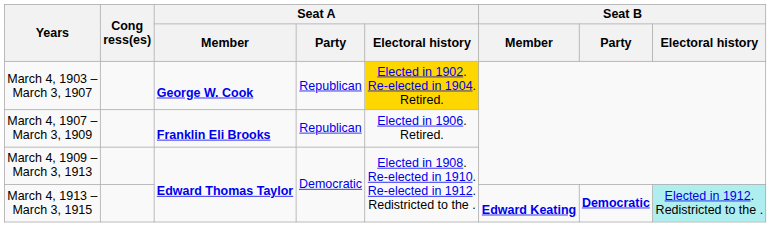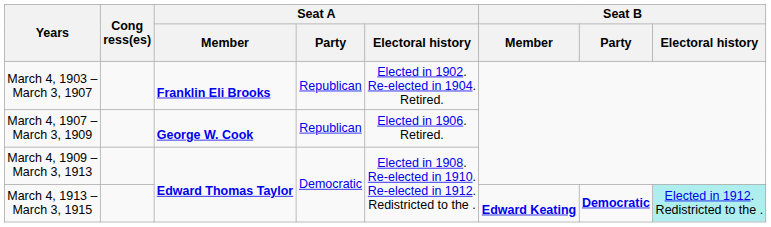(205, 92) George W. Cook -> (214, 92) Franklin Eli Brooks
(422, 85) gold background -> (422, 85) no background
(214, 135) Franklin Eli Brooks -> (205, 135) George W. Cook
